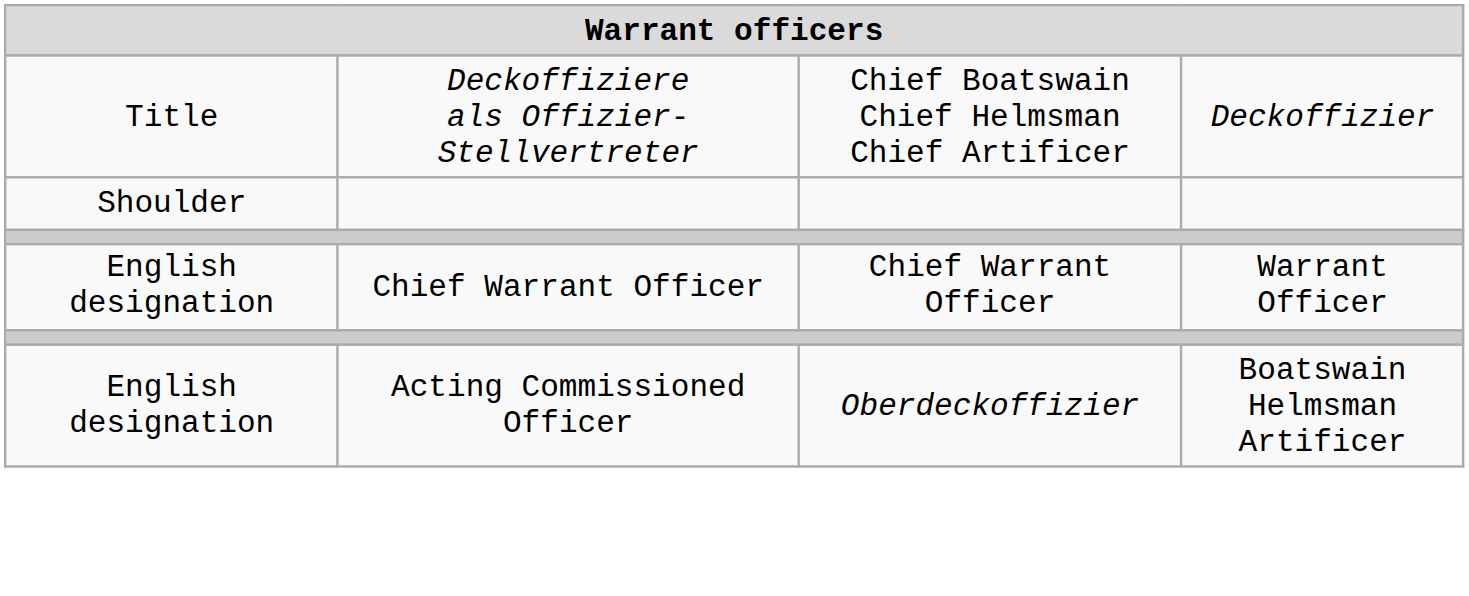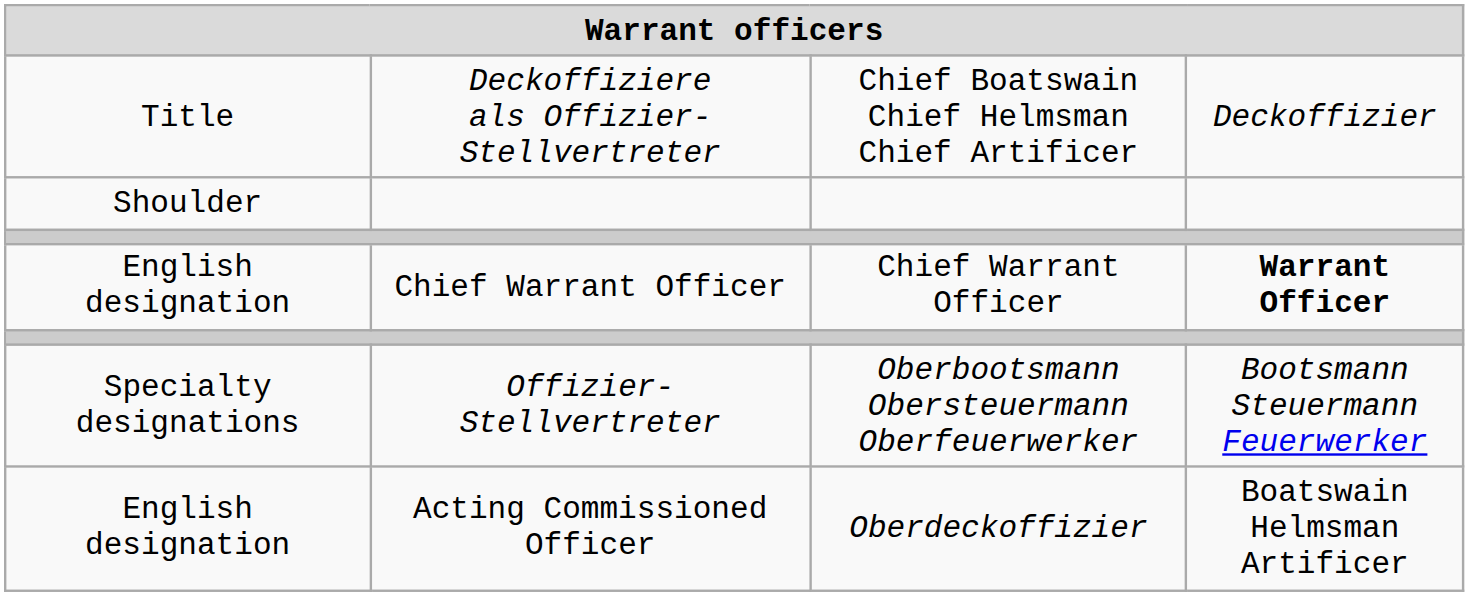(1323, 287) normal -> (1325, 287) bold
+ row: (188, 406)
